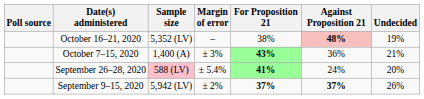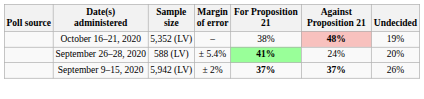- row: (101, 55)
(171, 70) pink background -> (171, 55) no background
